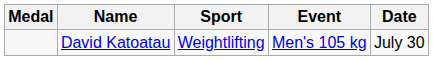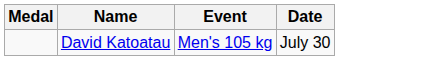- column: (221, 17)
